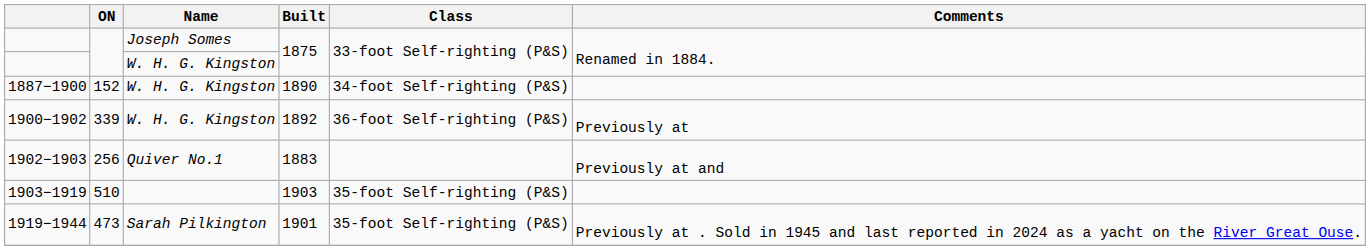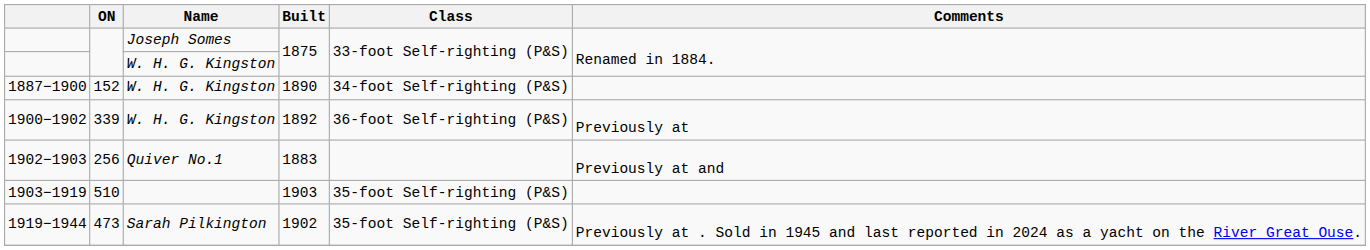(300, 225) 1901 -> (300, 225) 1902
